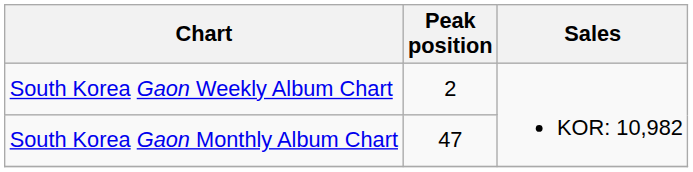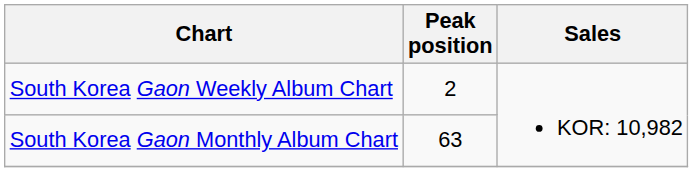(450, 140) 47 -> (450, 140) 63
